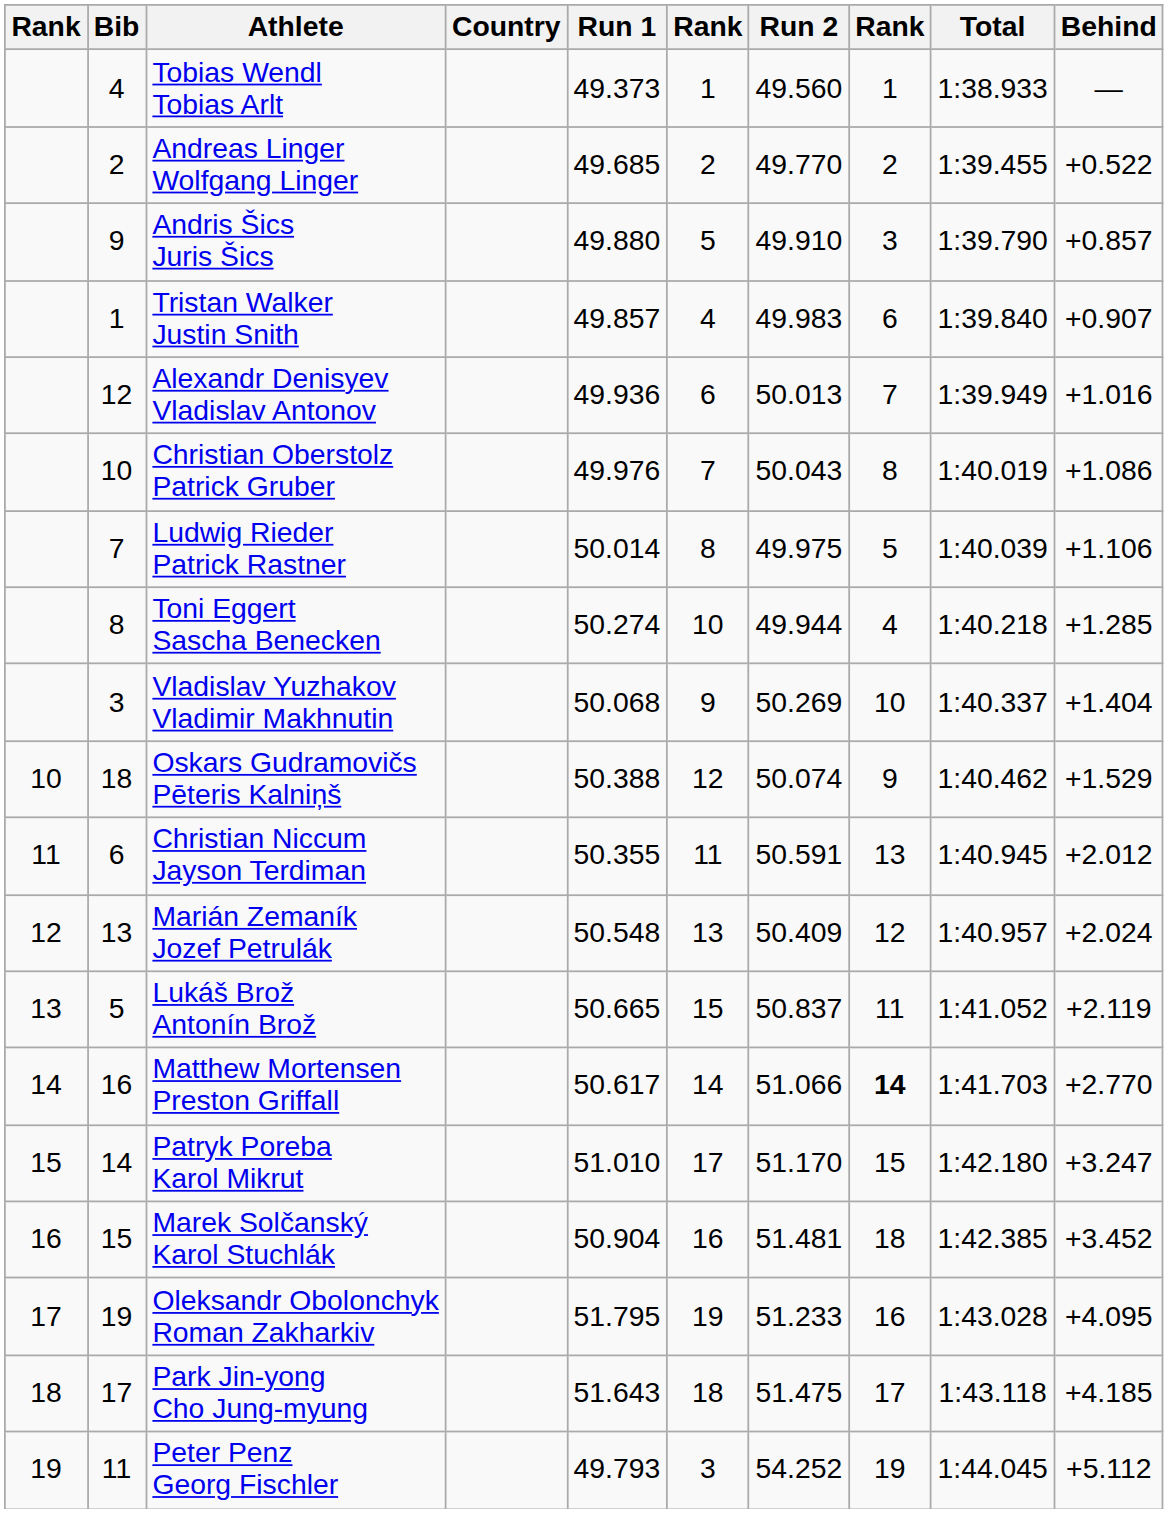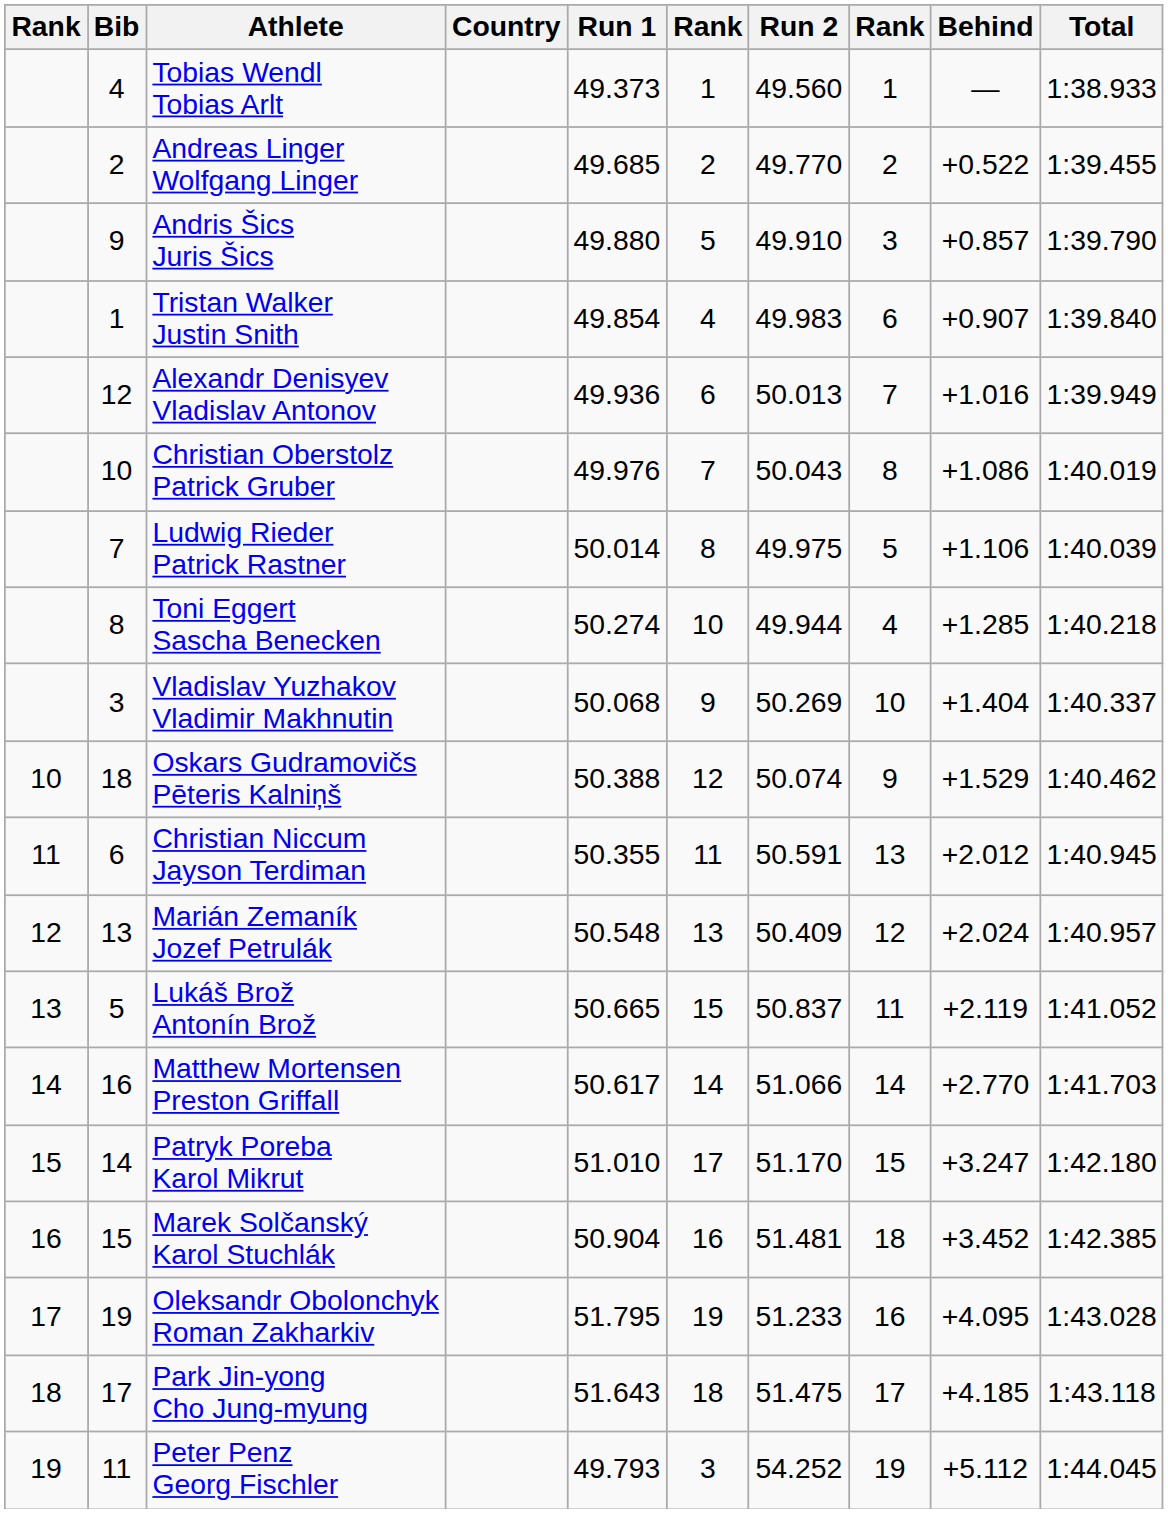columns swapped: (993, 26) <-> (1109, 26)
(617, 318) 49.857 -> (617, 318) 49.854
(890, 1085) bold -> (890, 1085) normal
